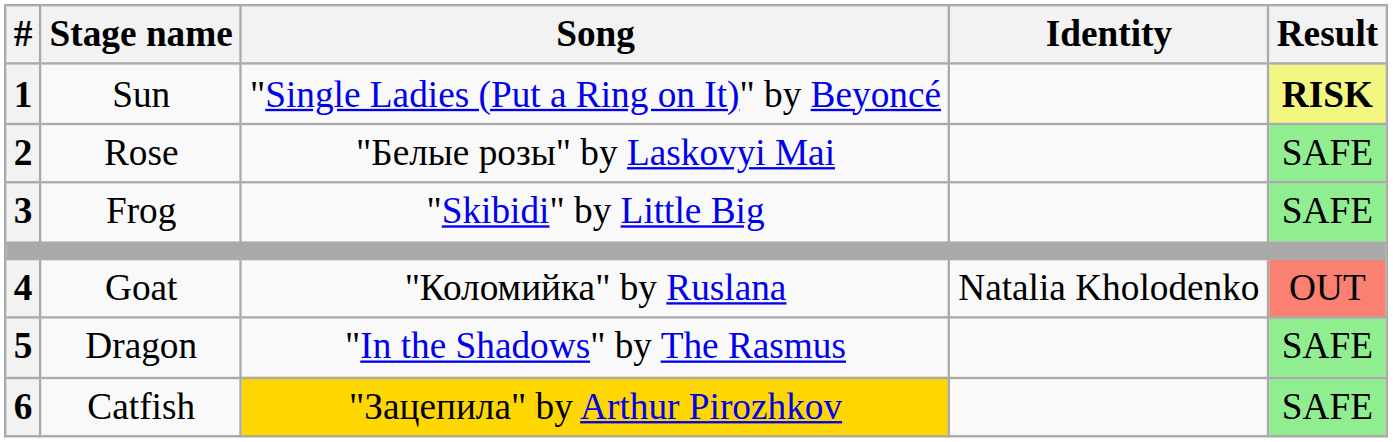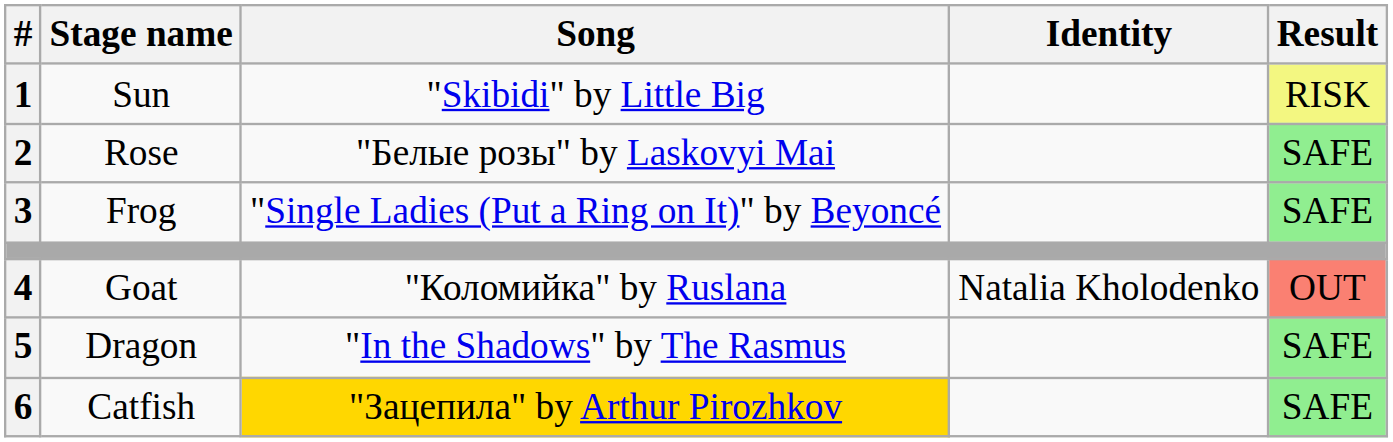(596, 93) "Single Ladies (Put a Ring on It)" by Beyoncé -> (596, 93) "Skibidi" by Little Big
(1327, 93) bold -> (1327, 93) normal
(596, 211) "Skibidi" by Little Big -> (596, 211) "Single Ladies (Put a Ring on It)" by Beyoncé
